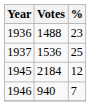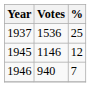- row: (19, 33)
(49, 71) 2184 -> (49, 52) 1146
